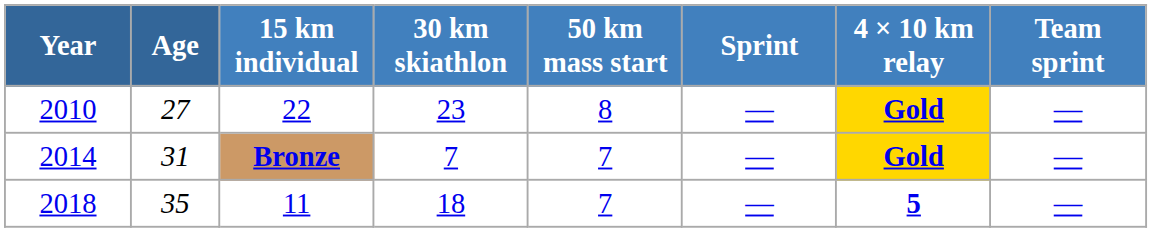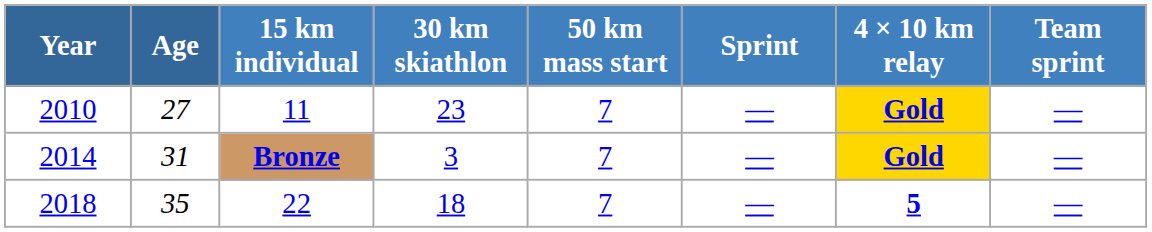(297, 109) 22 -> (297, 109) 11
(605, 109) 8 -> (605, 109) 7
(451, 156) 7 -> (451, 156) 3
(297, 203) 11 -> (297, 203) 22
